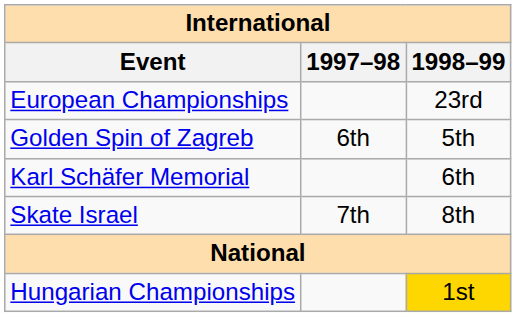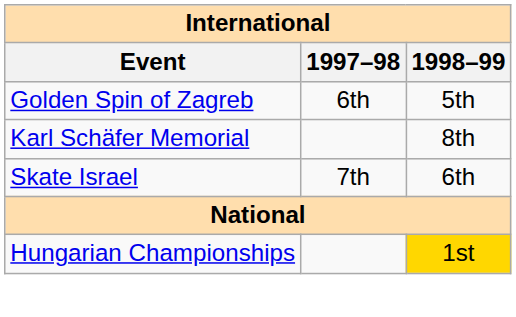- row: (149, 100)
(458, 176) 6th -> (458, 138) 8th
(458, 215) 8th -> (458, 176) 6th
